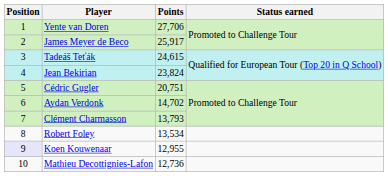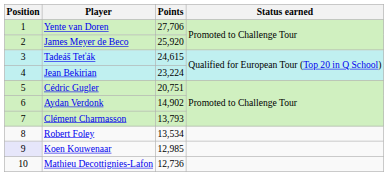(171, 42) 25,917 -> (171, 42) 25,920
(171, 73) 23,824 -> (171, 73) 23,224
(171, 103) 14,702 -> (171, 103) 14,902
(171, 149) 12,955 -> (171, 149) 12,985
